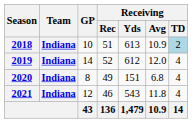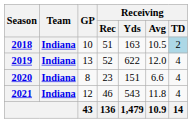(132, 45) 613 -> (132, 45) 163
(157, 45) 10.9 -> (157, 45) 10.5
(88, 61) 14 -> (88, 61) 13
(132, 61) 612 -> (132, 61) 622
(108, 77) 49 -> (108, 77) 23
(157, 77) 6.8 -> (157, 77) 6.6
